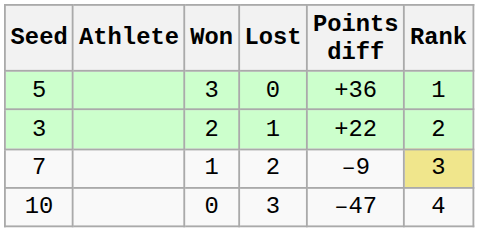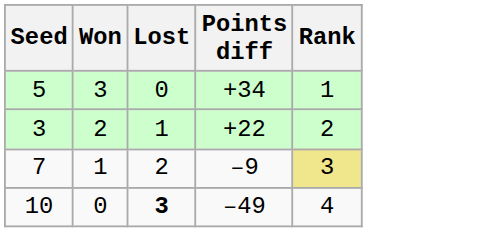- column: (129, 38)
(356, 91) +36 -> (244, 91) +34
(273, 207) normal -> (162, 207) bold
(356, 207) –47 -> (244, 207) –49
